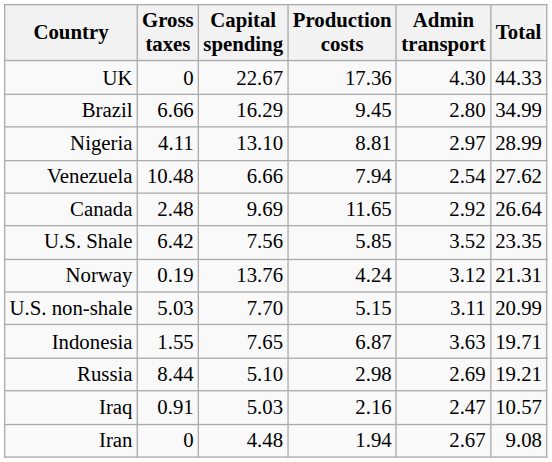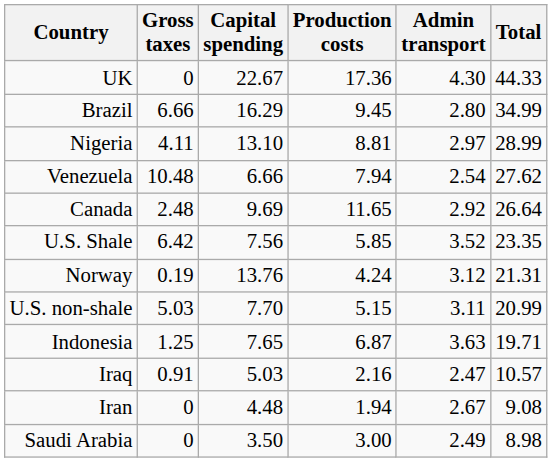(176, 341) 1.55 -> (176, 341) 1.25
- row: (105, 374)
+ row: (78, 440)
